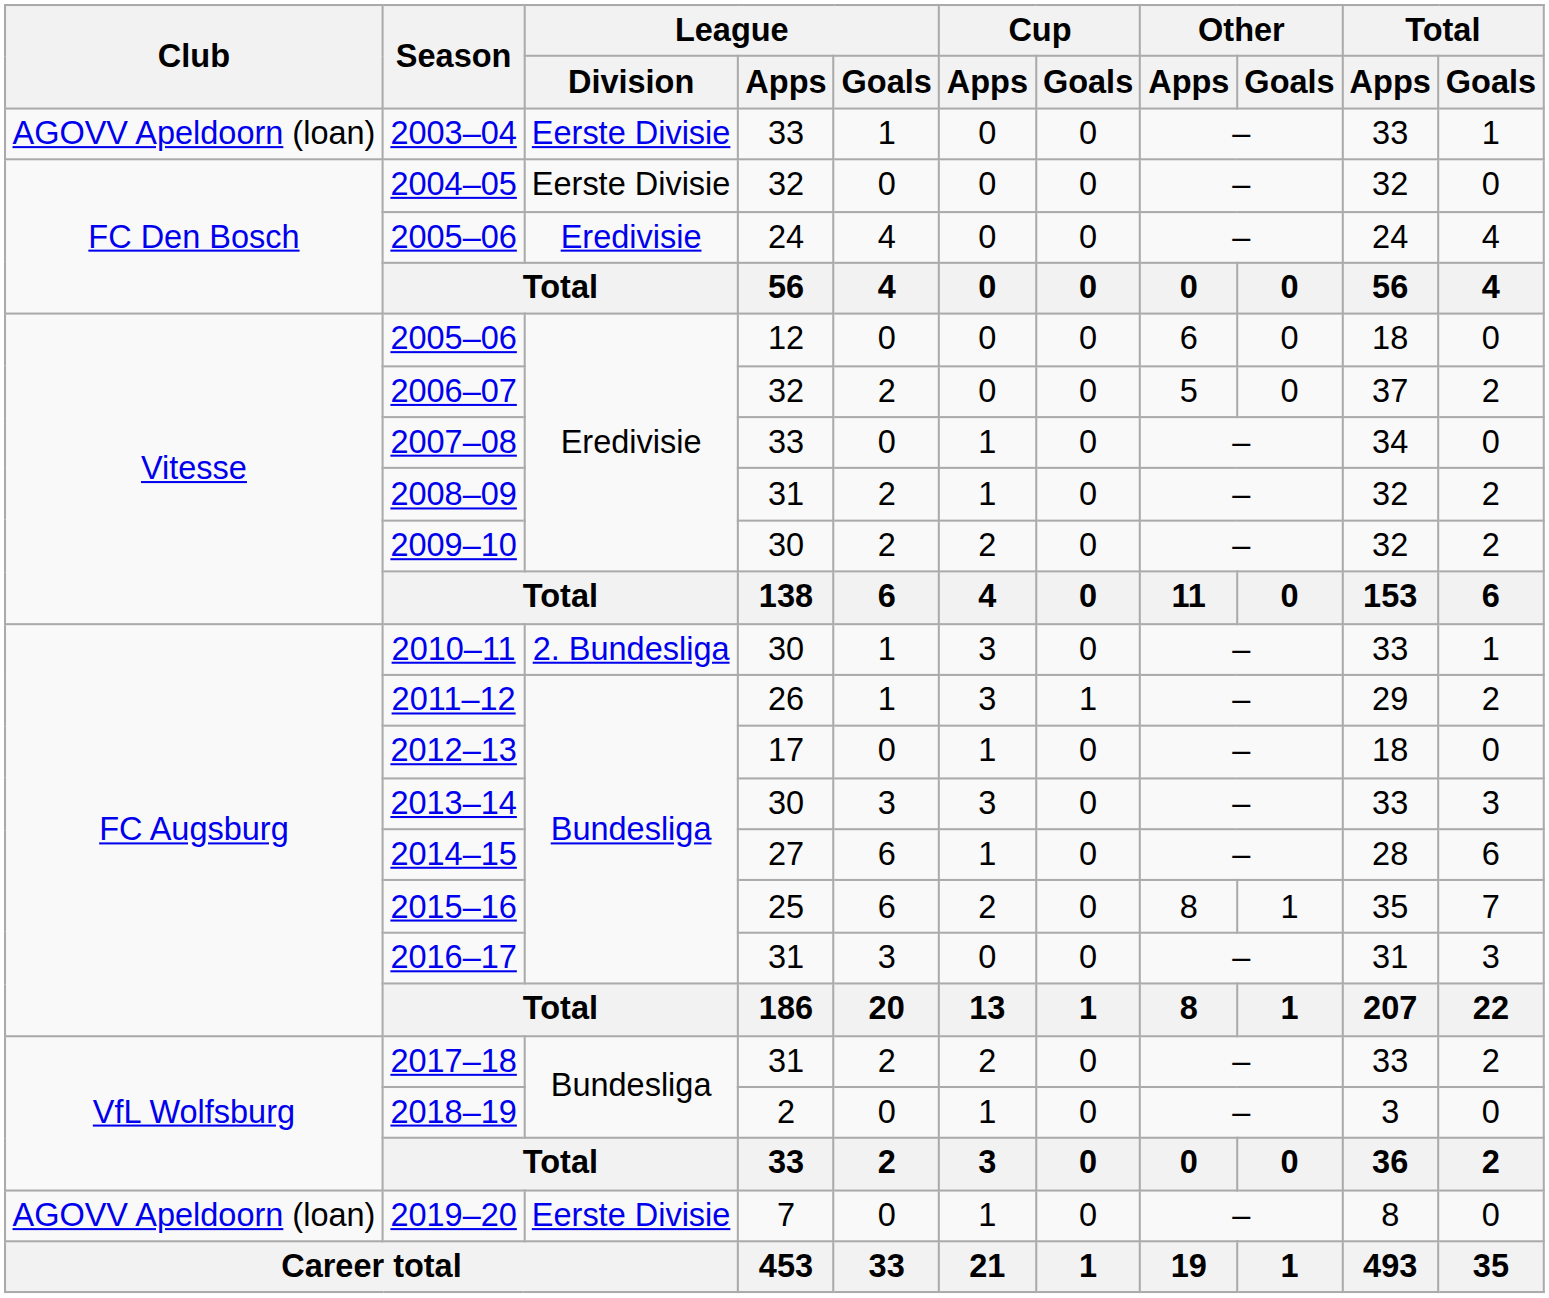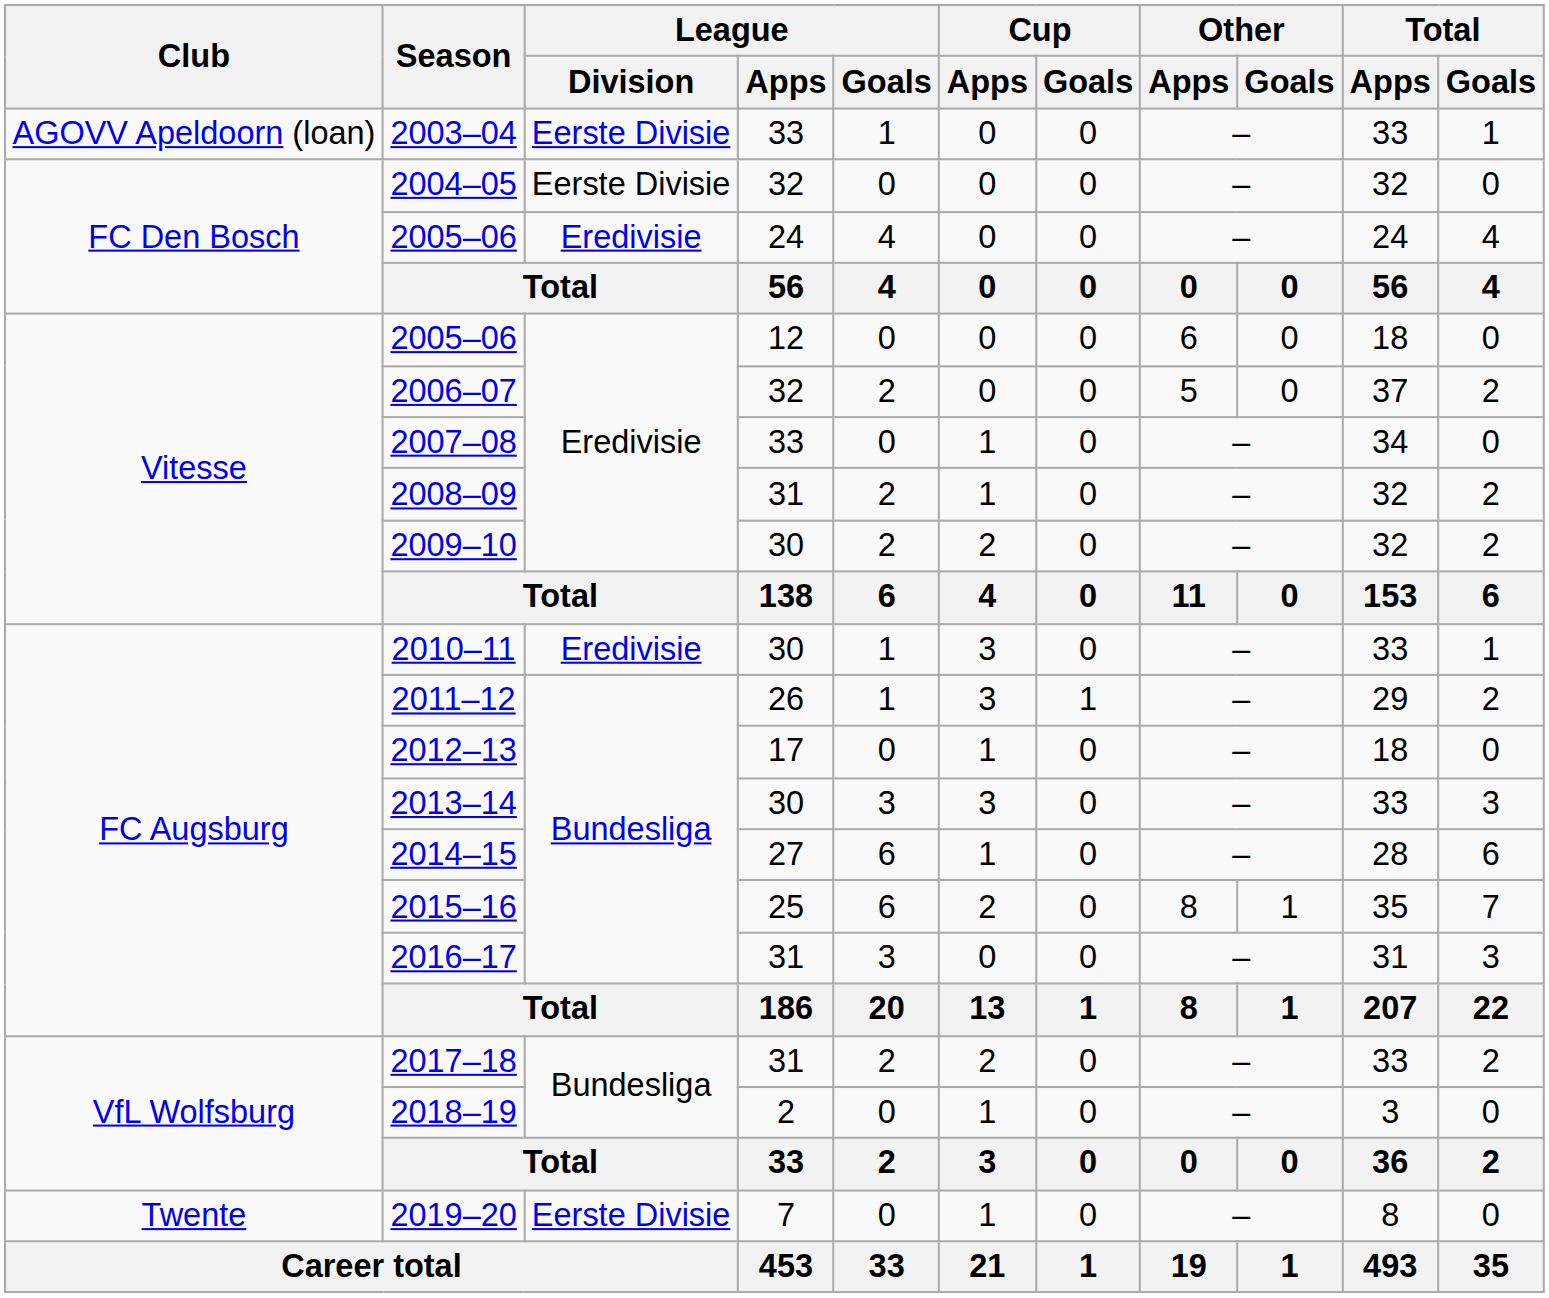(631, 648) 2. Bundesliga -> (631, 648) Eredivisie
(194, 1215) AGOVV Apeldoorn (loan) -> (194, 1215) Twente
